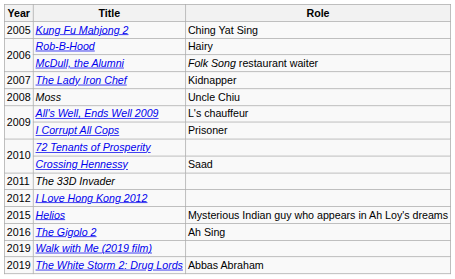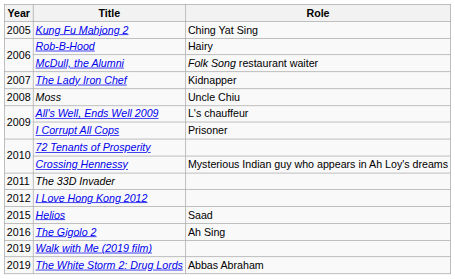(200, 165) Saad -> (318, 165) Mysterious Indian guy who appears in Ah Loy's dreams
(318, 215) Mysterious Indian guy who appears in Ah Loy's dreams -> (200, 215) Saad
